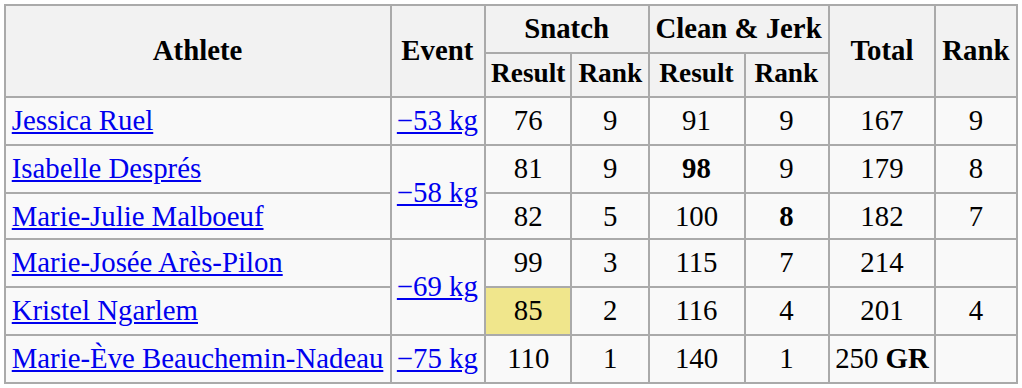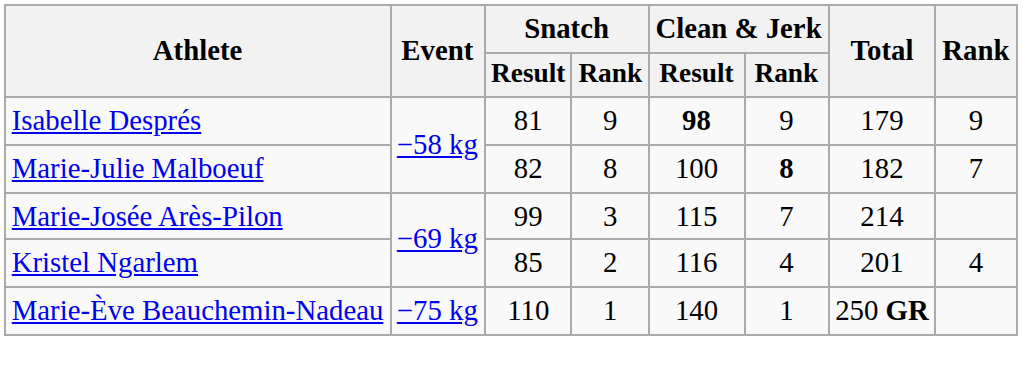- row: (82, 121)
(976, 168) 8 -> (976, 121) 9
(610, 216) 5 -> (610, 168) 8
(528, 311) khaki background -> (528, 263) no background
